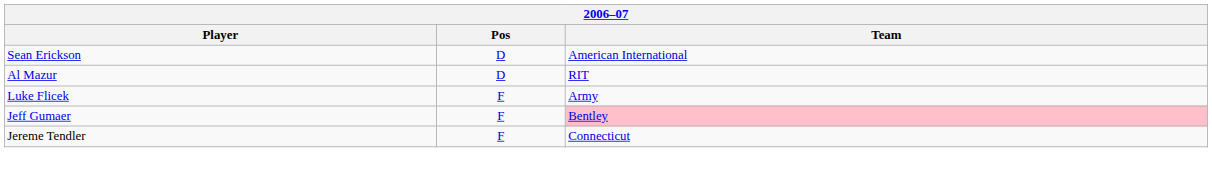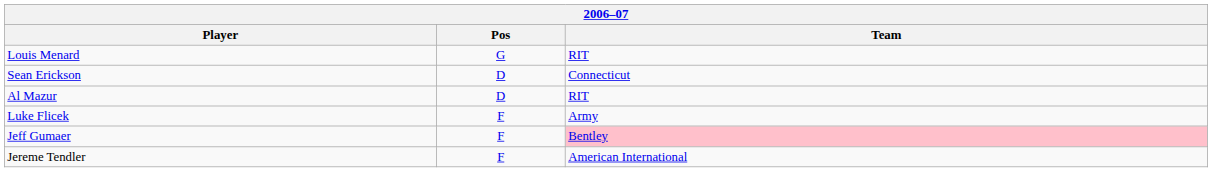+ row: (43, 55)
(628, 55) American International -> (599, 75) Connecticut
(599, 136) Connecticut -> (628, 156) American International
